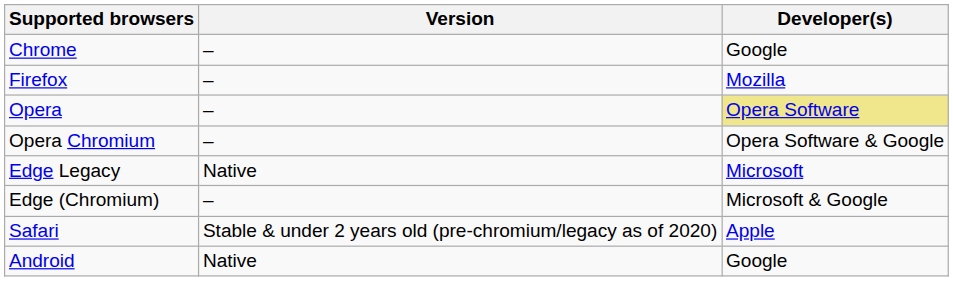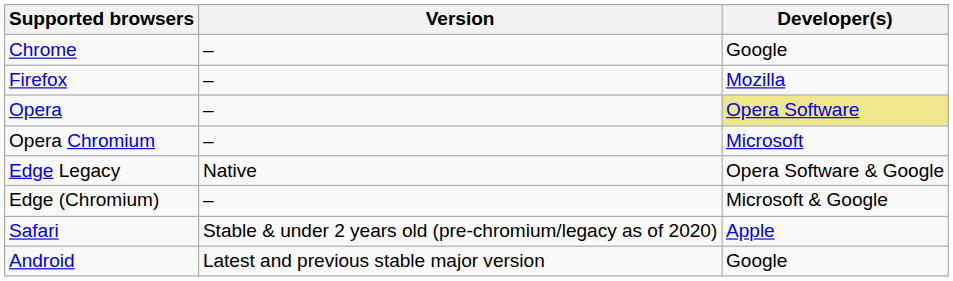(835, 140) Opera Software & Google -> (765, 140) Microsoft
(765, 170) Microsoft -> (835, 170) Opera Software & Google
(230, 261) Native -> (374, 261) Latest and previous stable major version
